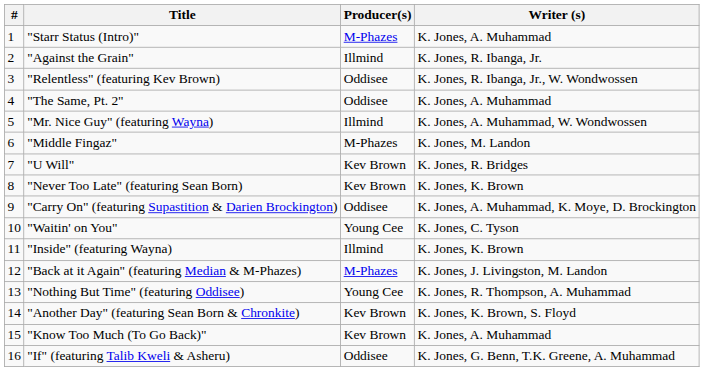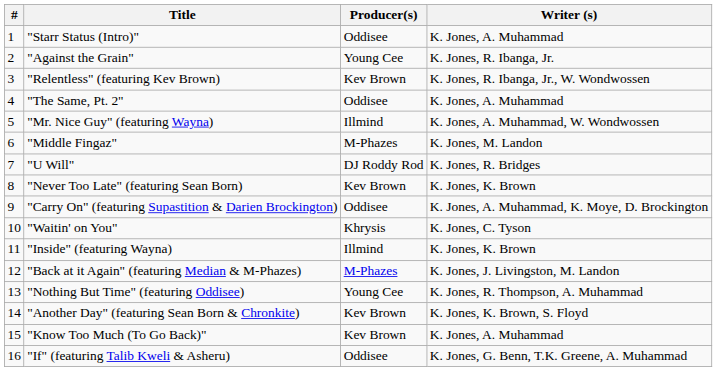(371, 36) M-Phazes -> (366, 36) Oddisee
(363, 57) Illmind -> (373, 57) Young Cee
(366, 79) Oddisee -> (375, 79) Kev Brown
(375, 164) Kev Brown -> (384, 164) DJ Roddy Rod
(373, 228) Young Cee -> (365, 228) Khrysis
